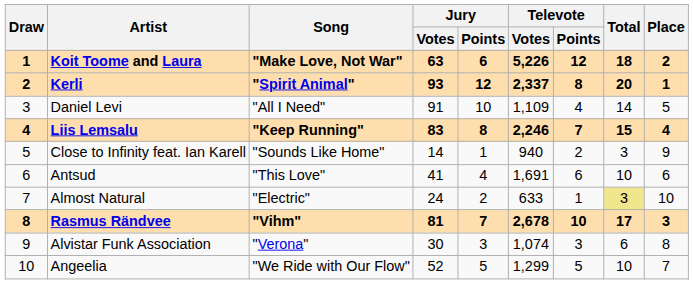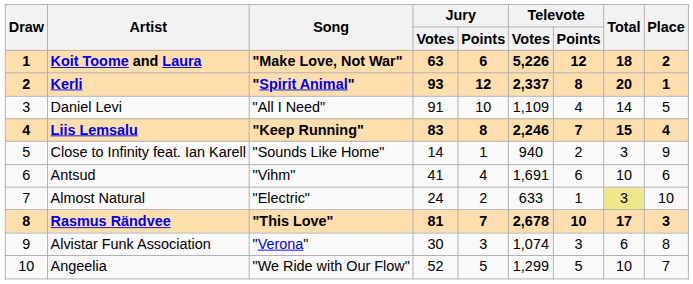(289, 175) "This Love" -> (274, 175) "Vihm"
(277, 221) "Vihm" -> (293, 221) "This Love"
